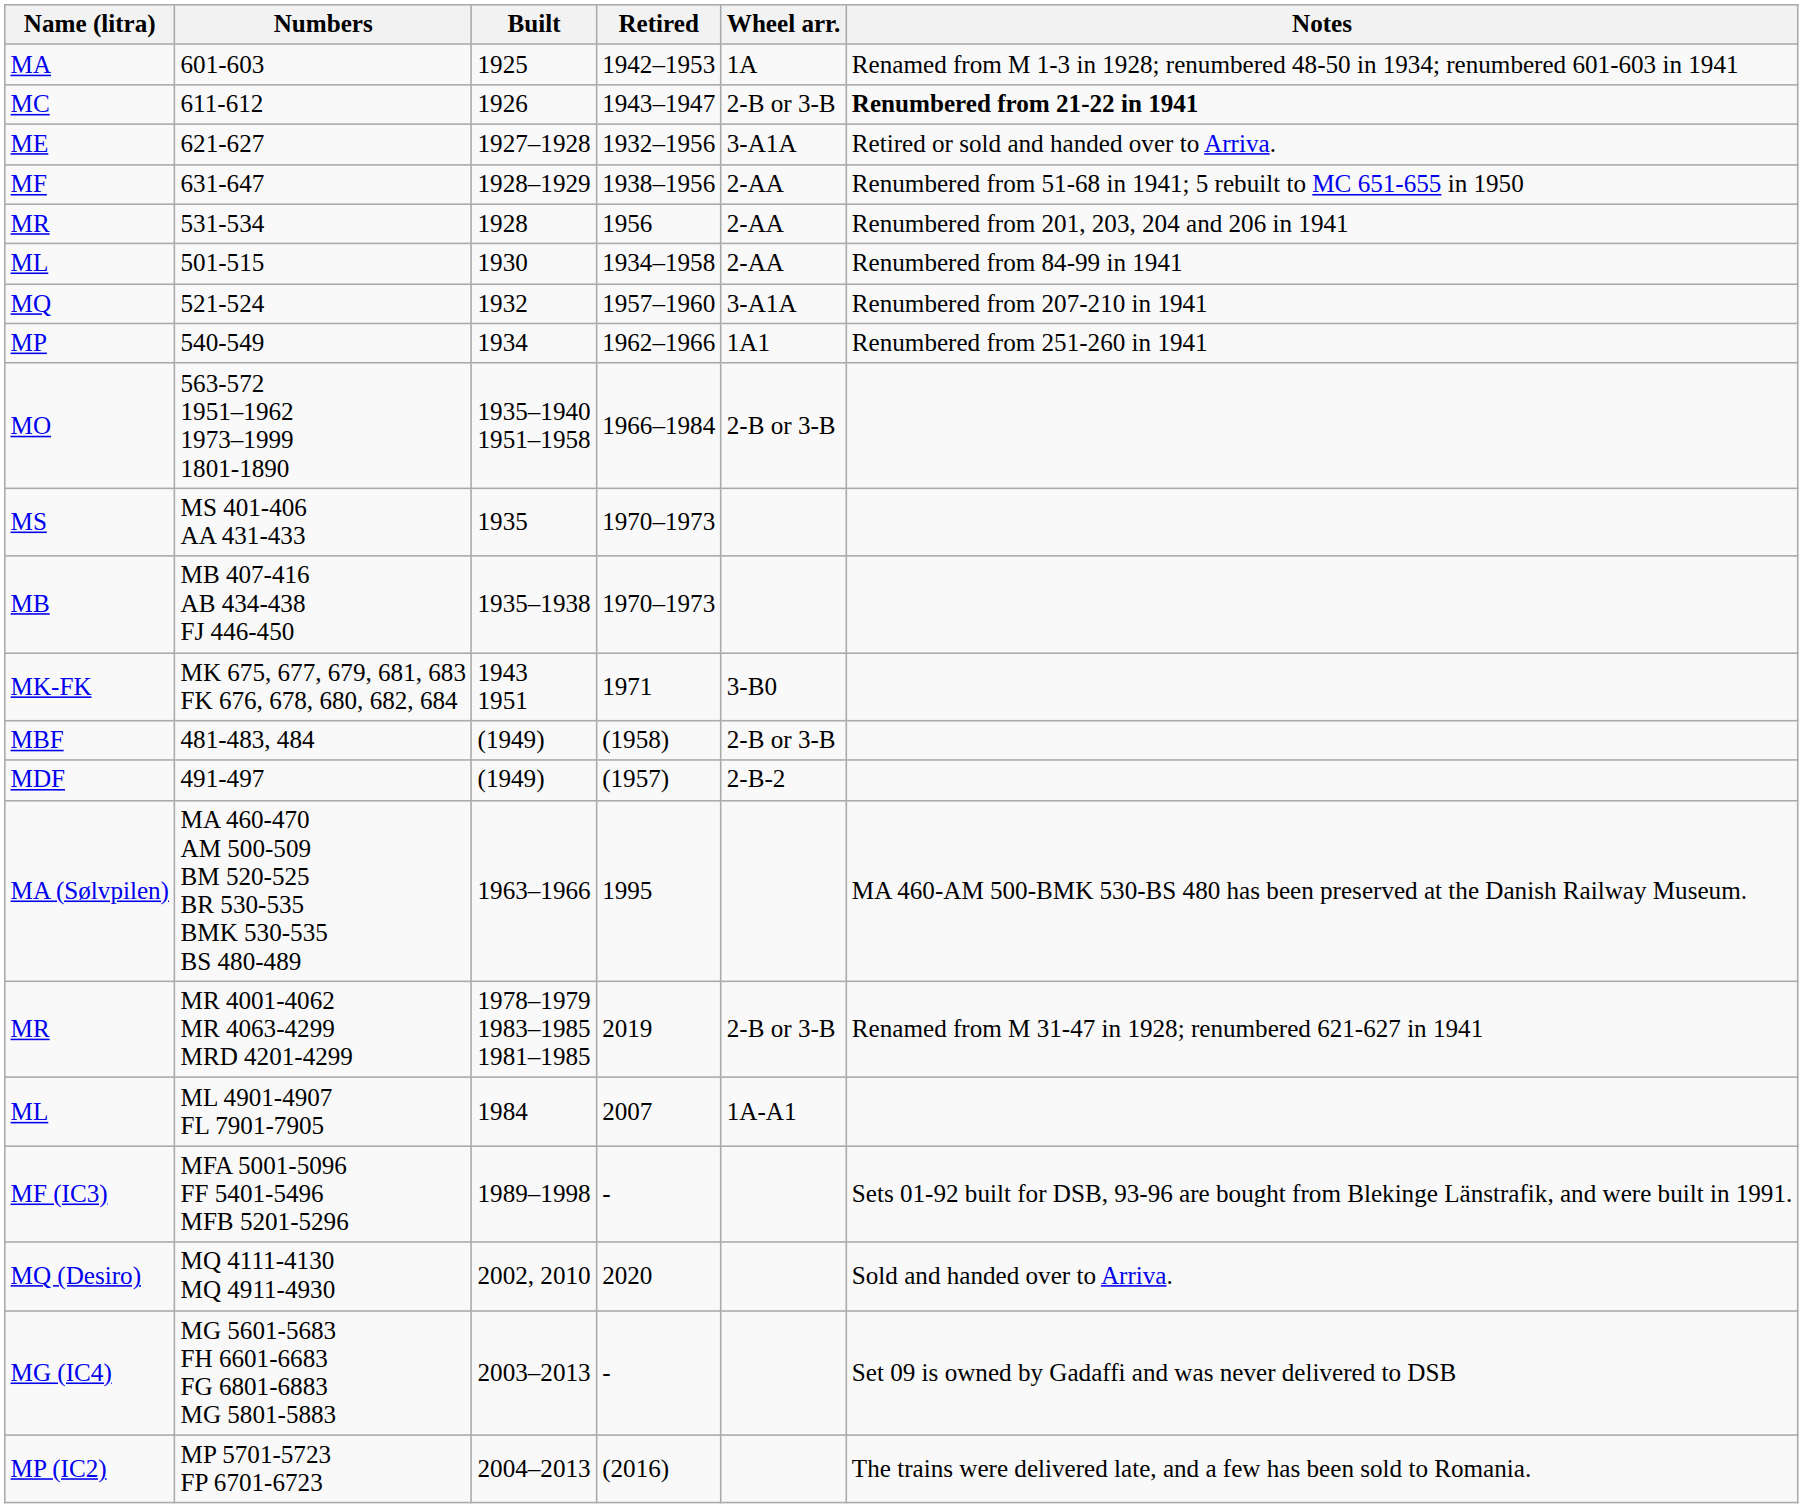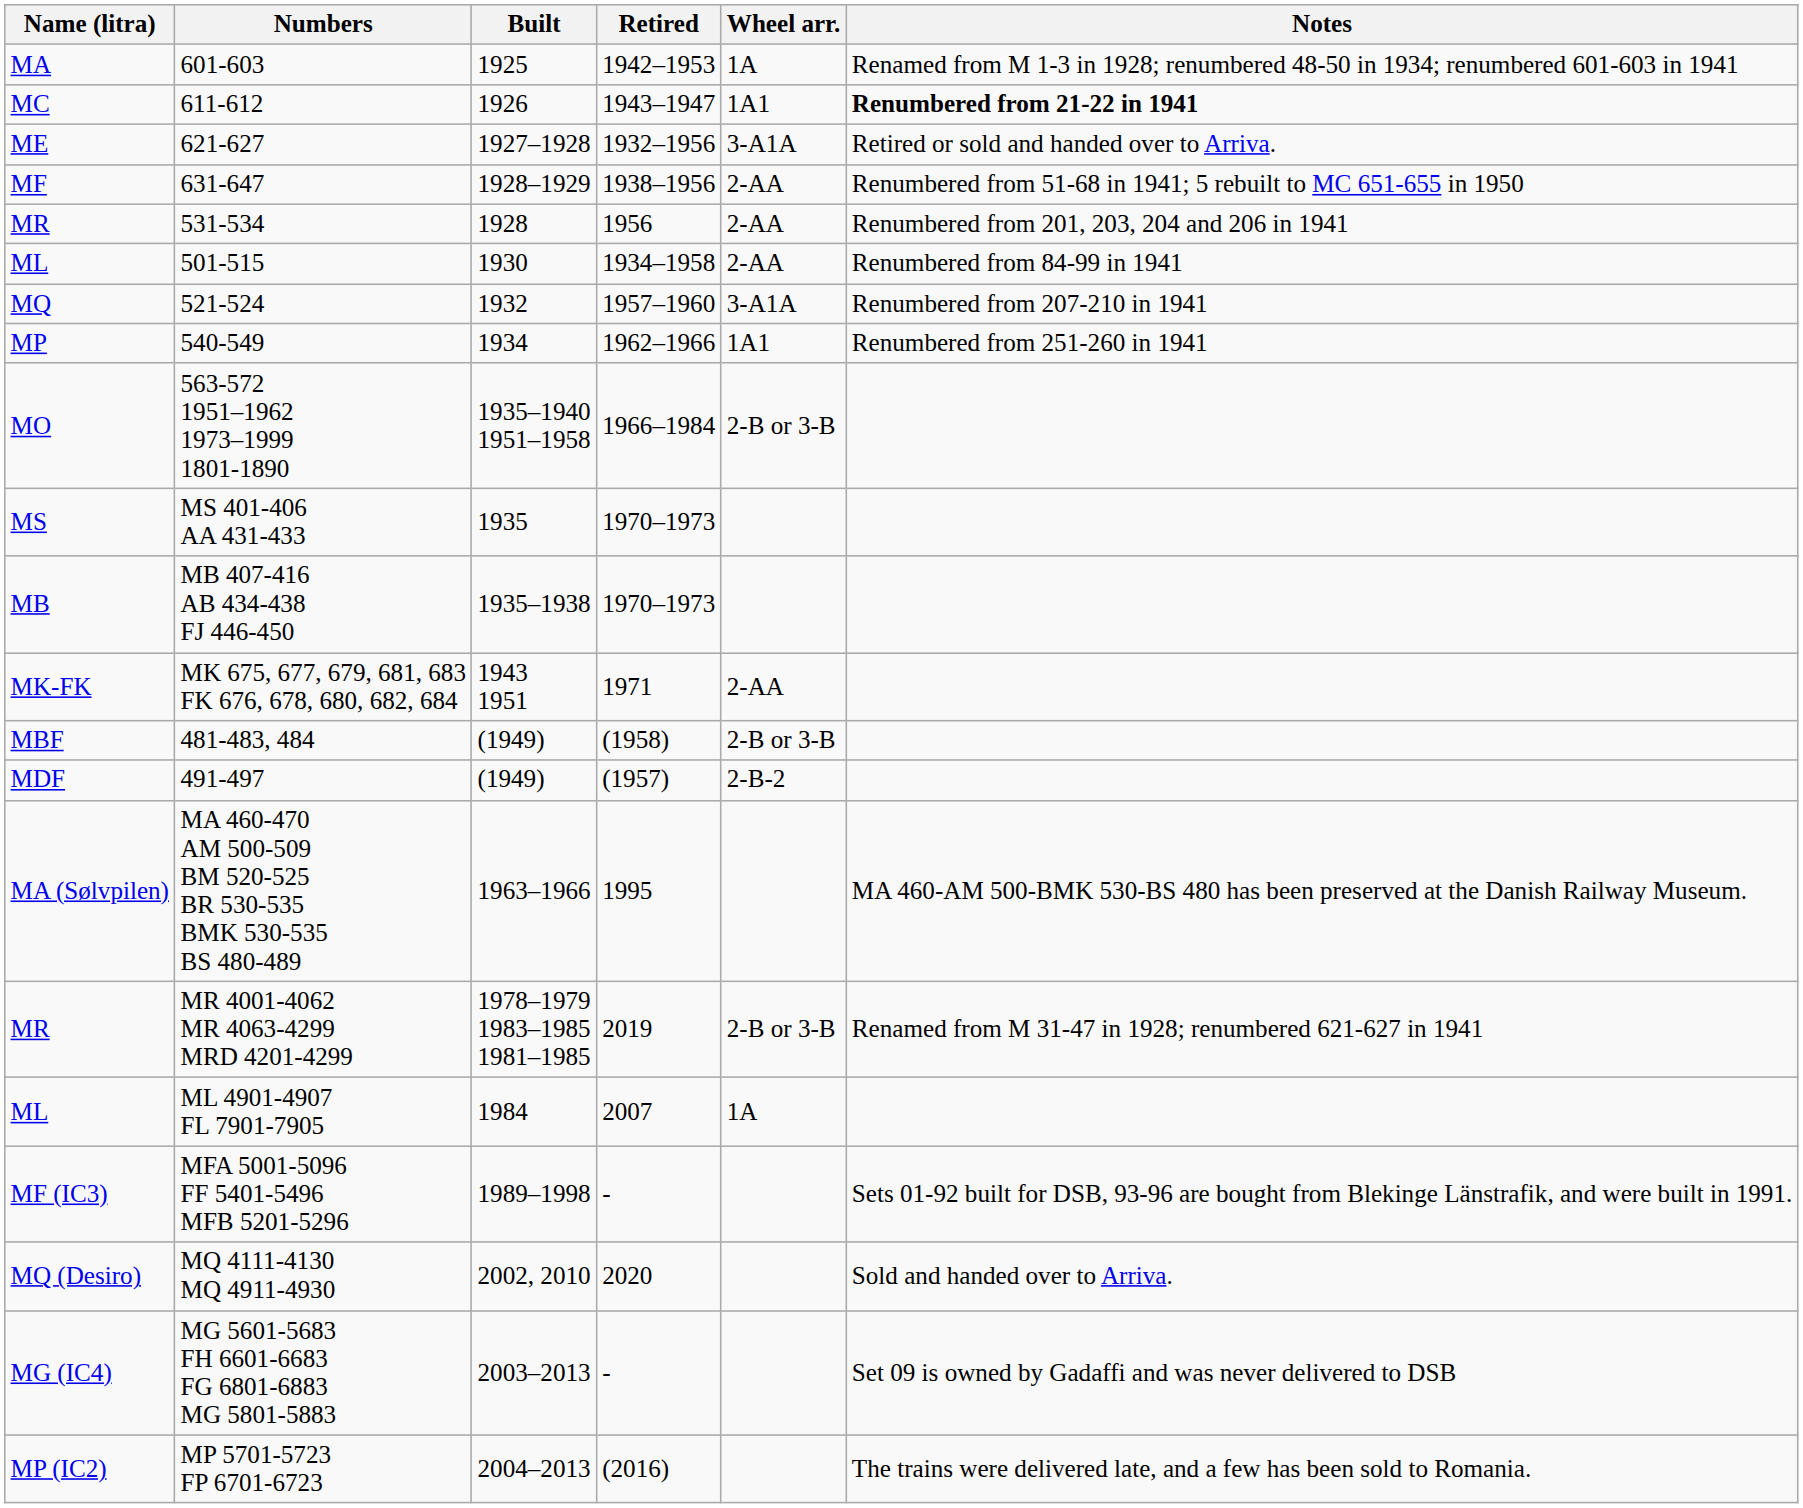(781, 104) 2-B or 3-B -> (748, 104) 1A1
(752, 686) 3-B0 -> (755, 686) 2-AA
(762, 1111) 1A-A1 -> (742, 1111) 1A
